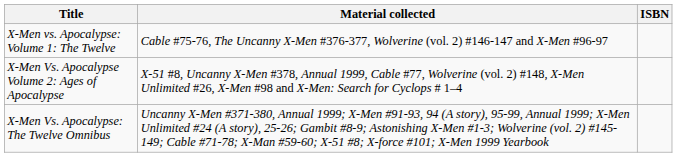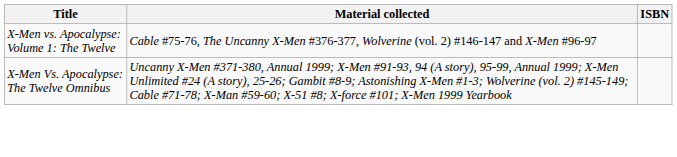- row: (63, 81)
